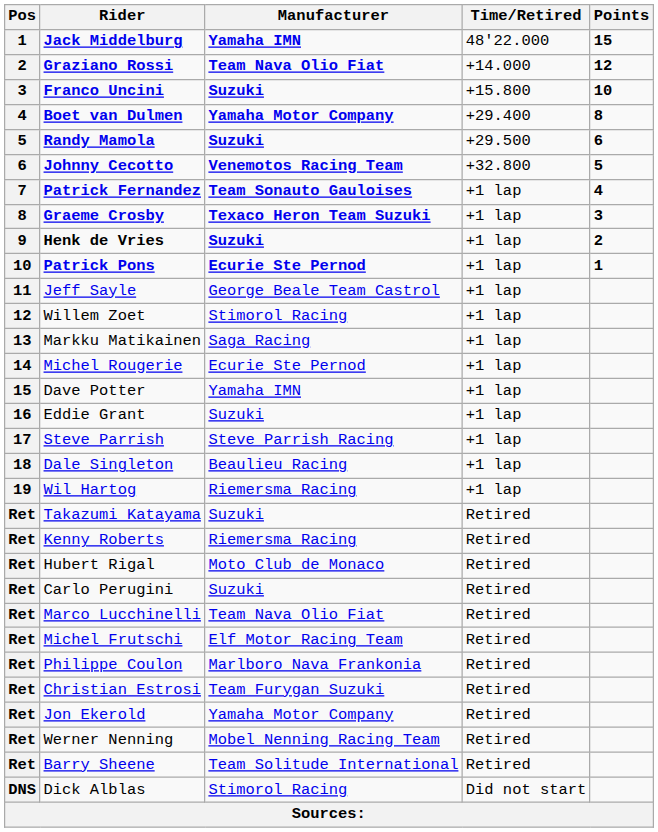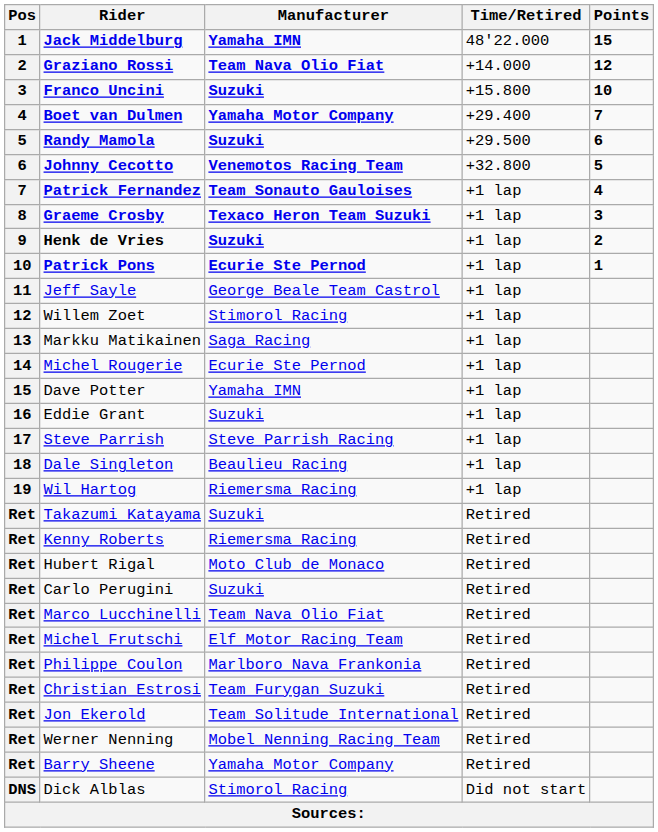(598, 117) 8 -> (598, 117) 7
(301, 715) Yamaha Motor Company -> (333, 715) Team Solitude International
(333, 765) Team Solitude International -> (301, 765) Yamaha Motor Company
